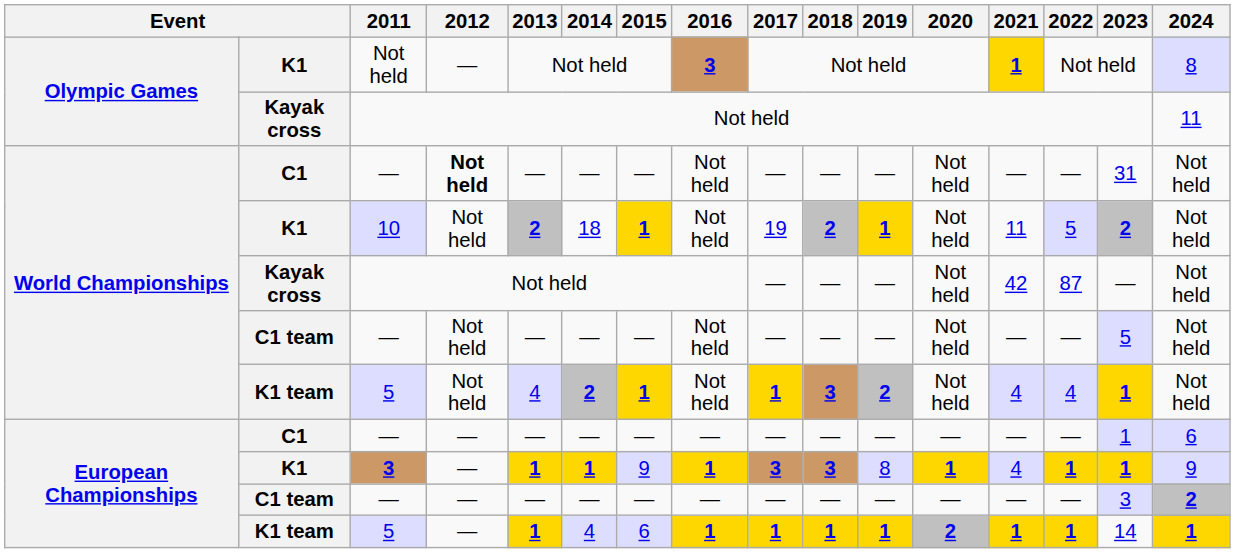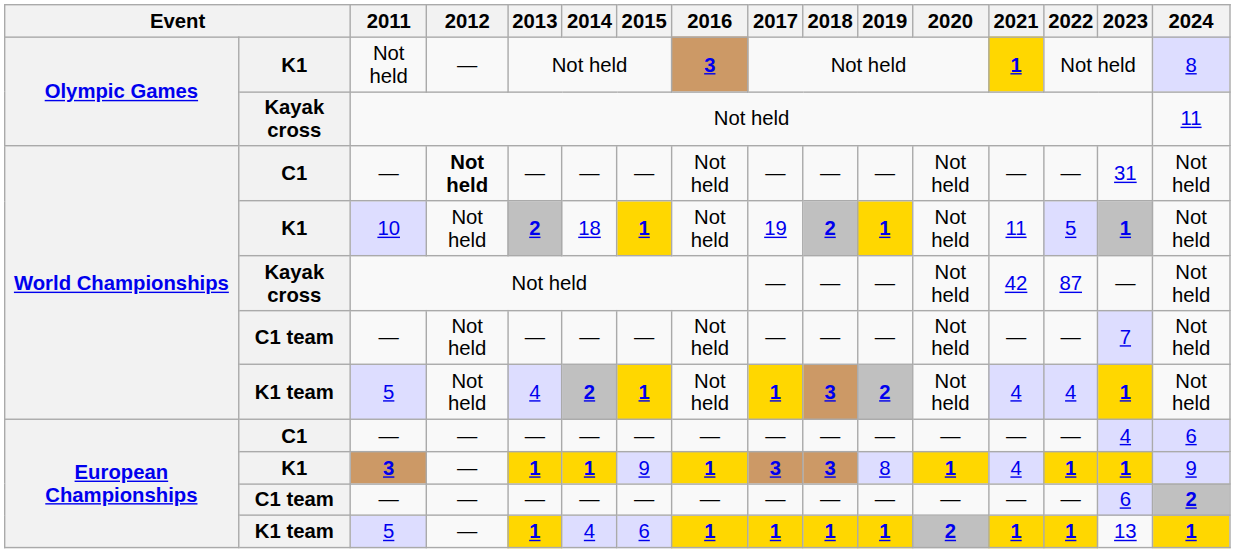(1125, 228) 2 -> (1125, 228) 1
(1125, 338) 5 -> (1125, 338) 7
(1125, 436) 1 -> (1125, 436) 4
(1125, 500) 3 -> (1125, 500) 6
(1125, 532) 14 -> (1125, 532) 13
